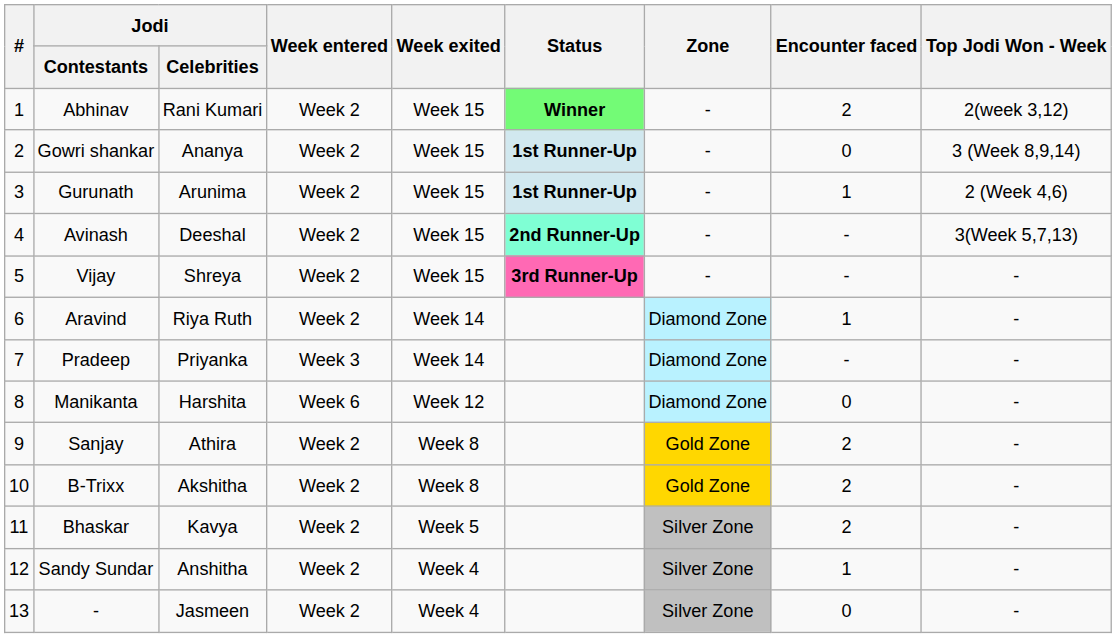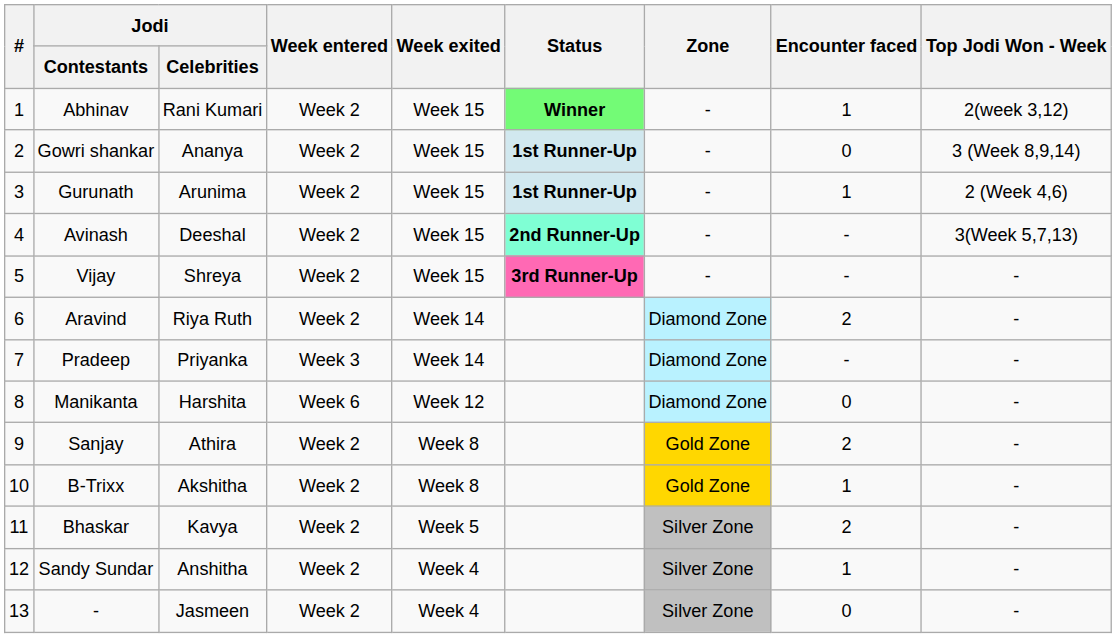(846, 109) 2 -> (846, 109) 1
(846, 318) 1 -> (846, 318) 2
(846, 485) 2 -> (846, 485) 1
